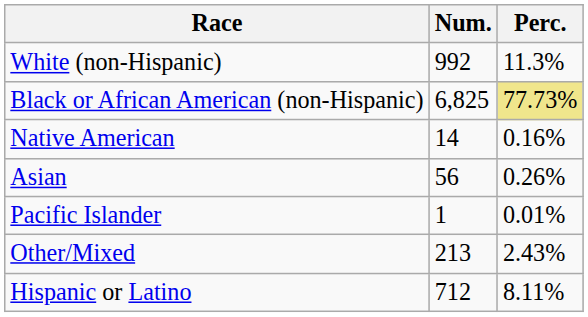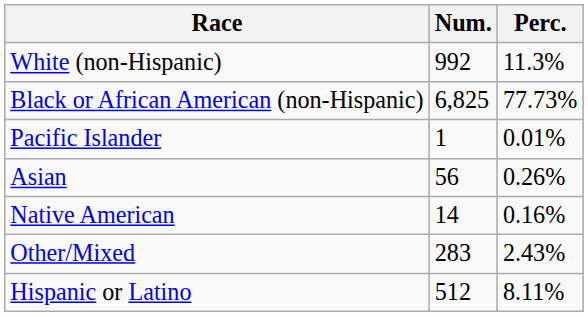(540, 100) khaki background -> (540, 100) no background
rows swapped: (93, 138) <-> (86, 215)
(453, 253) 213 -> (453, 253) 283
(453, 291) 712 -> (453, 291) 512
